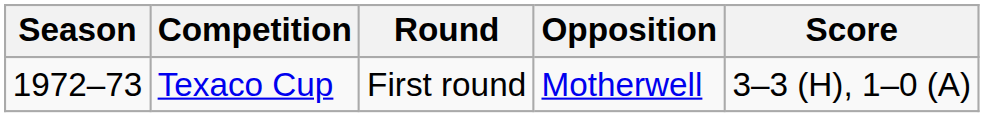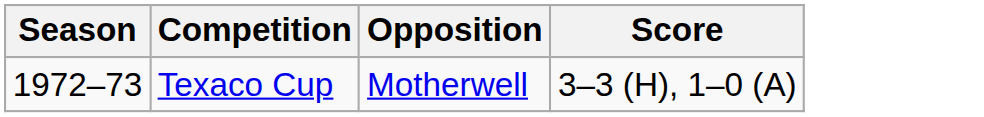- column: (447, 30)
